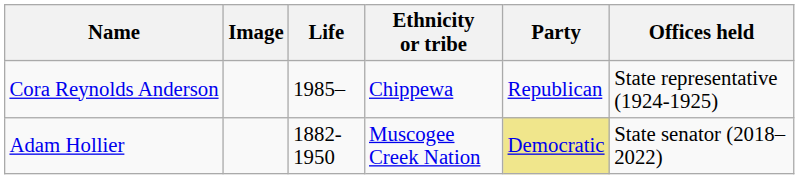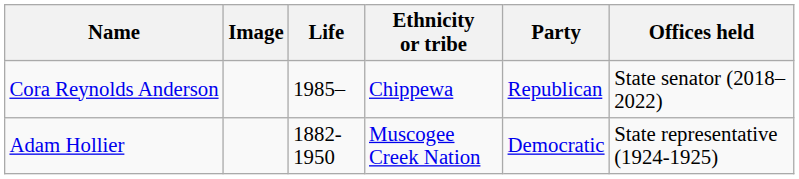(696, 89) State representative (1924-1925) -> (700, 89) State senator (2018–2022)
(556, 145) khaki background -> (556, 145) no background
(700, 145) State senator (2018–2022) -> (696, 145) State representative (1924-1925)
